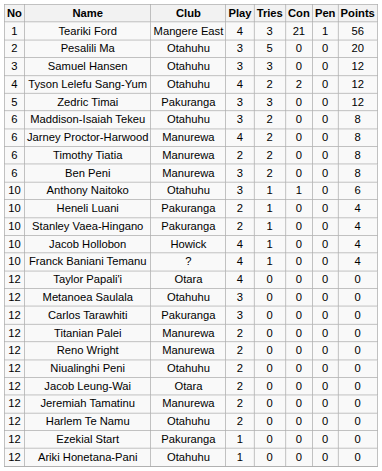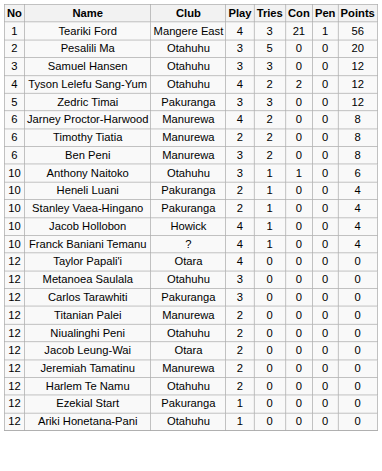- row: (88, 119)
- row: (88, 350)
